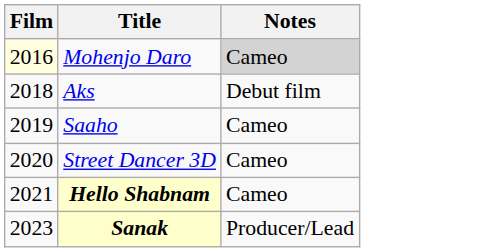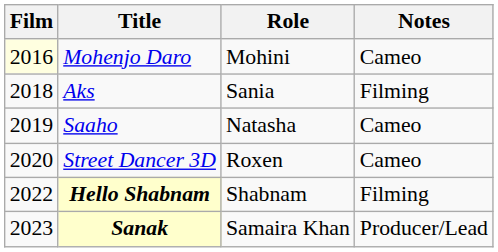+ column: (288, 21)
(257, 56) lightgrey background -> (391, 56) no background
(273, 90) Debut film -> (394, 90) Filming
(31, 194) 2021 -> (31, 194) 2022
(257, 194) Cameo -> (394, 194) Filming
